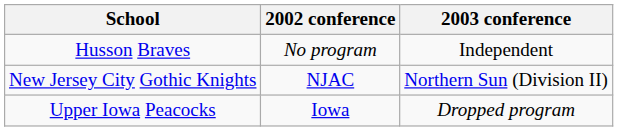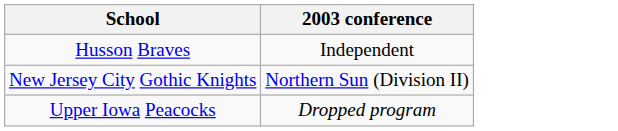- column: (330, 19)
